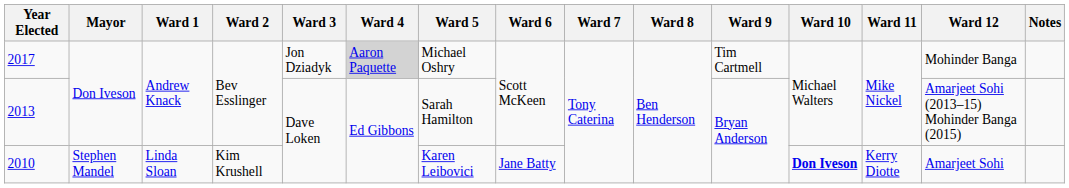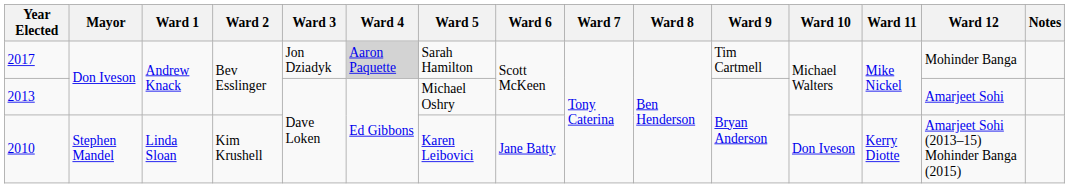(444, 59) Michael Oshry -> (447, 59) Sarah Hamilton
(447, 111) Sarah Hamilton -> (444, 96) Michael Oshry
(971, 111) Amarjeet Sohi (2013–15) Mohinder Banga (2015) -> (964, 96) Amarjeet Sohi
(825, 164) bold -> (824, 148) normal
(964, 164) Amarjeet Sohi -> (971, 148) Amarjeet Sohi (2013–15) Mohinder Banga (2015)
